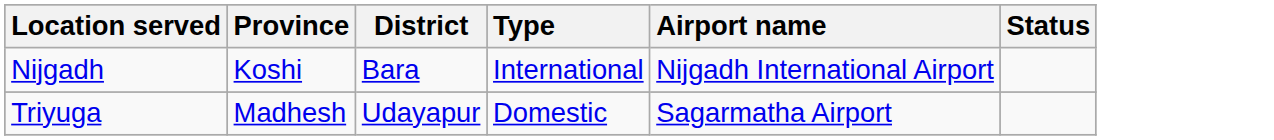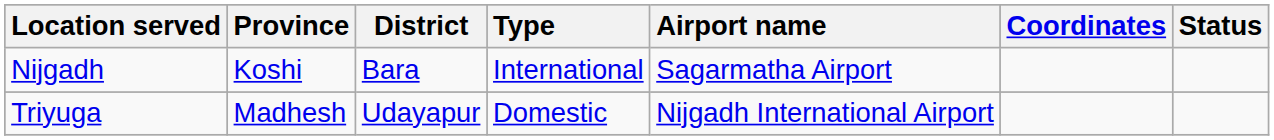+ column: (1086, 26)
(825, 69) Nijgadh International Airport -> (774, 69) Sagarmatha Airport
(774, 112) Sagarmatha Airport -> (825, 112) Nijgadh International Airport
